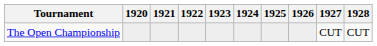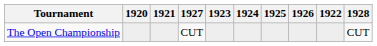columns swapped: (192, 13) <-> (330, 13)
